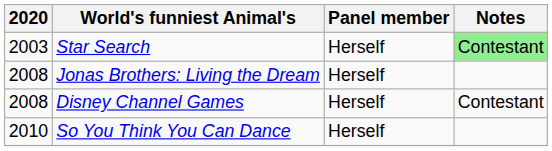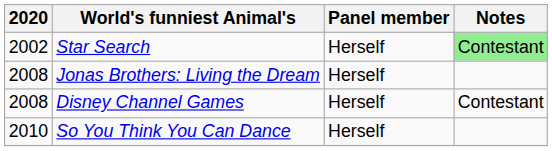(28, 46) 2003 -> (28, 46) 2002
